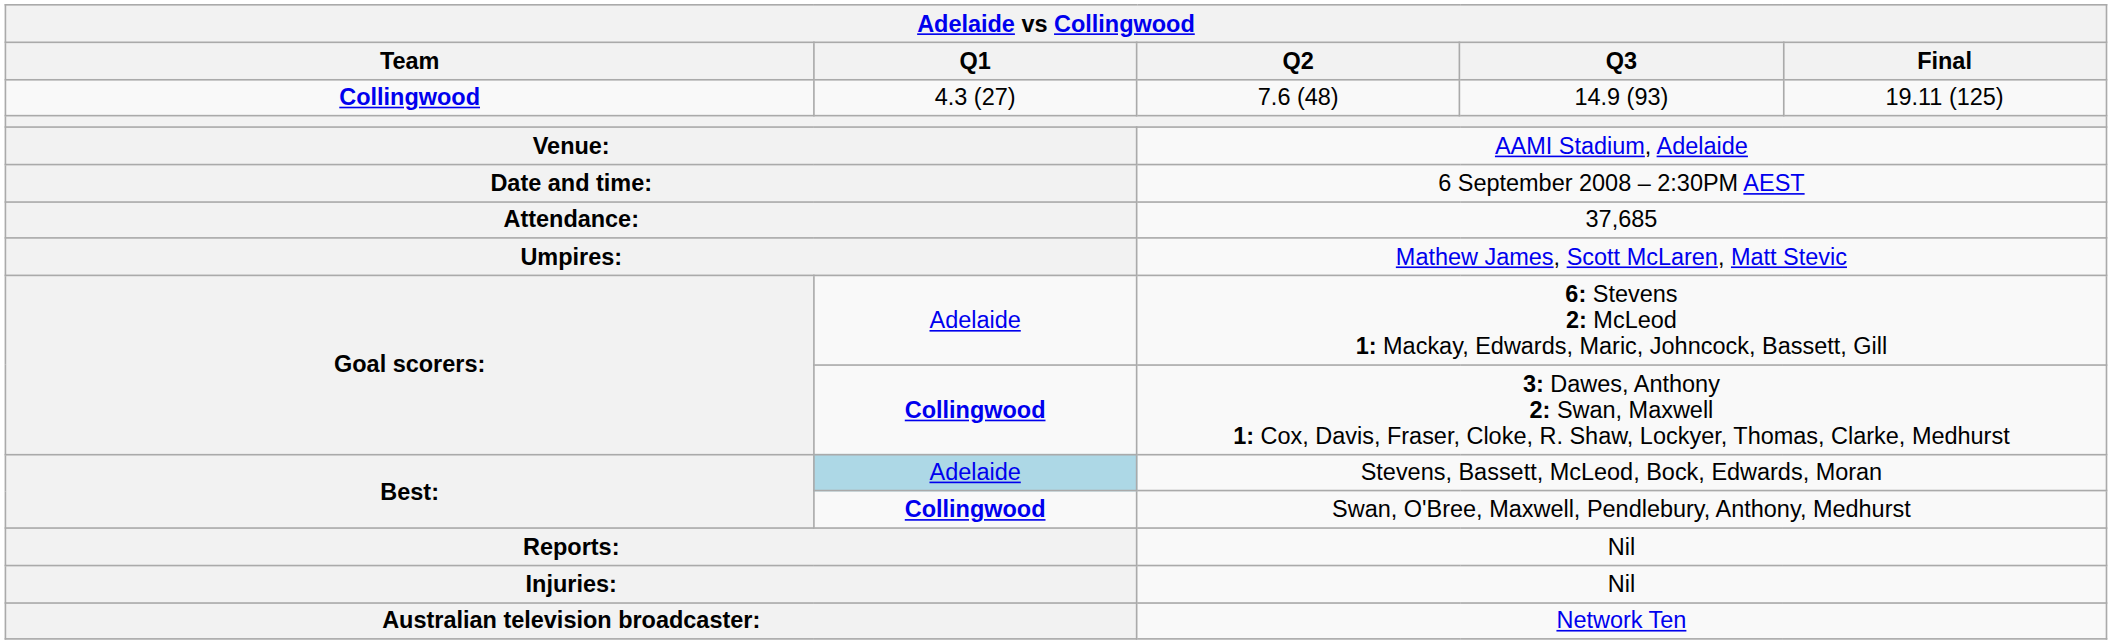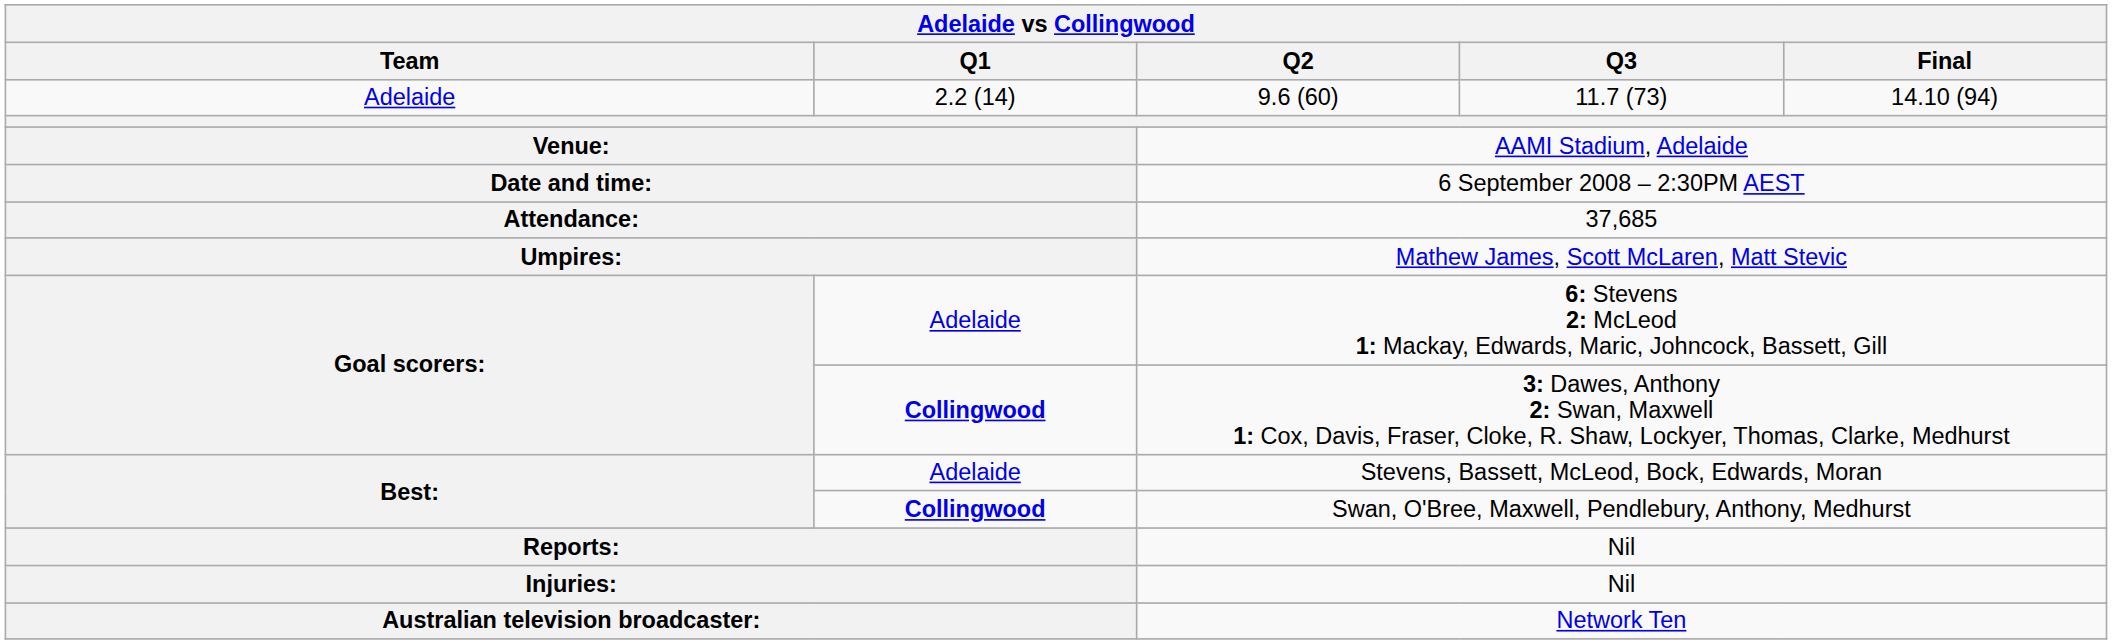+ row: (410, 98)
- row: (410, 98)
(975, 473) lightblue background -> (975, 473) no background
